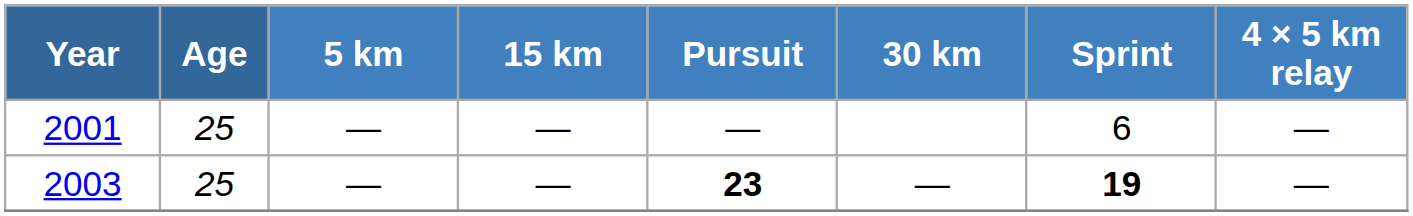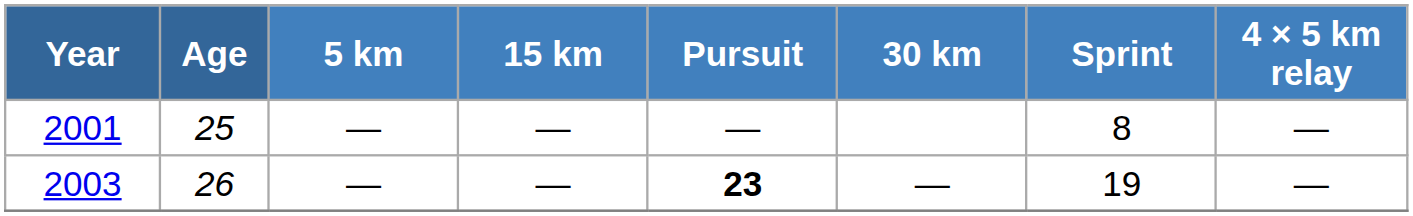(1122, 128) 6 -> (1122, 128) 8
(214, 184) 25 -> (214, 184) 26
(1122, 184) bold -> (1122, 184) normal
